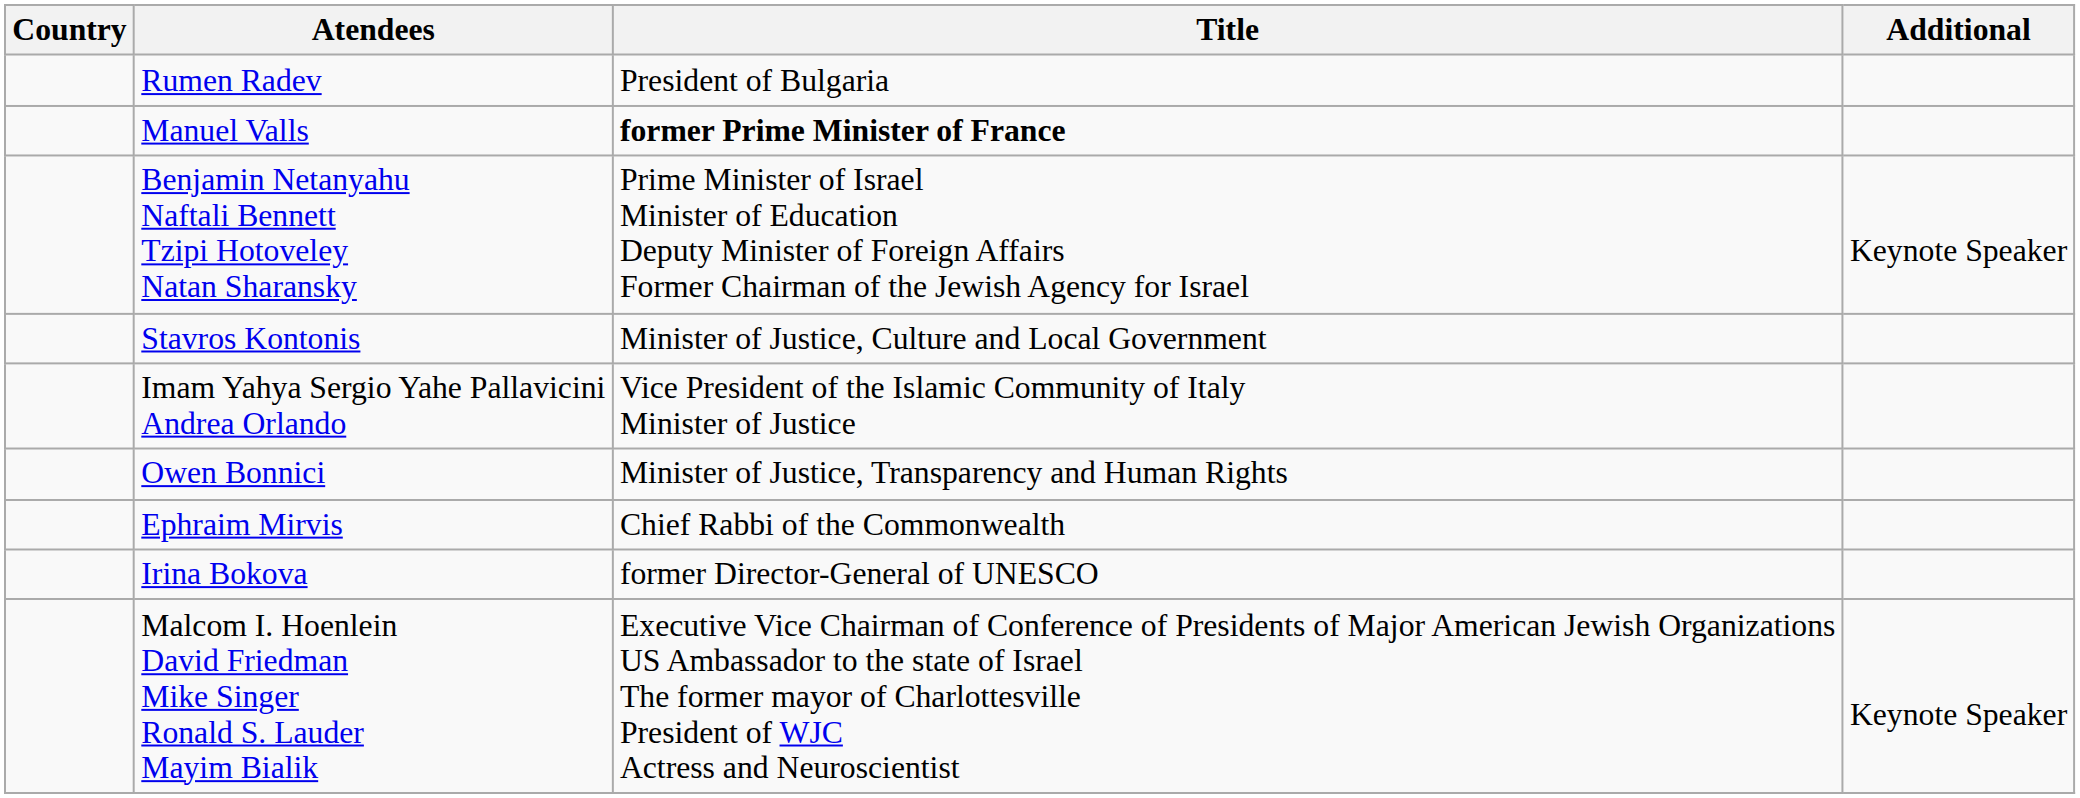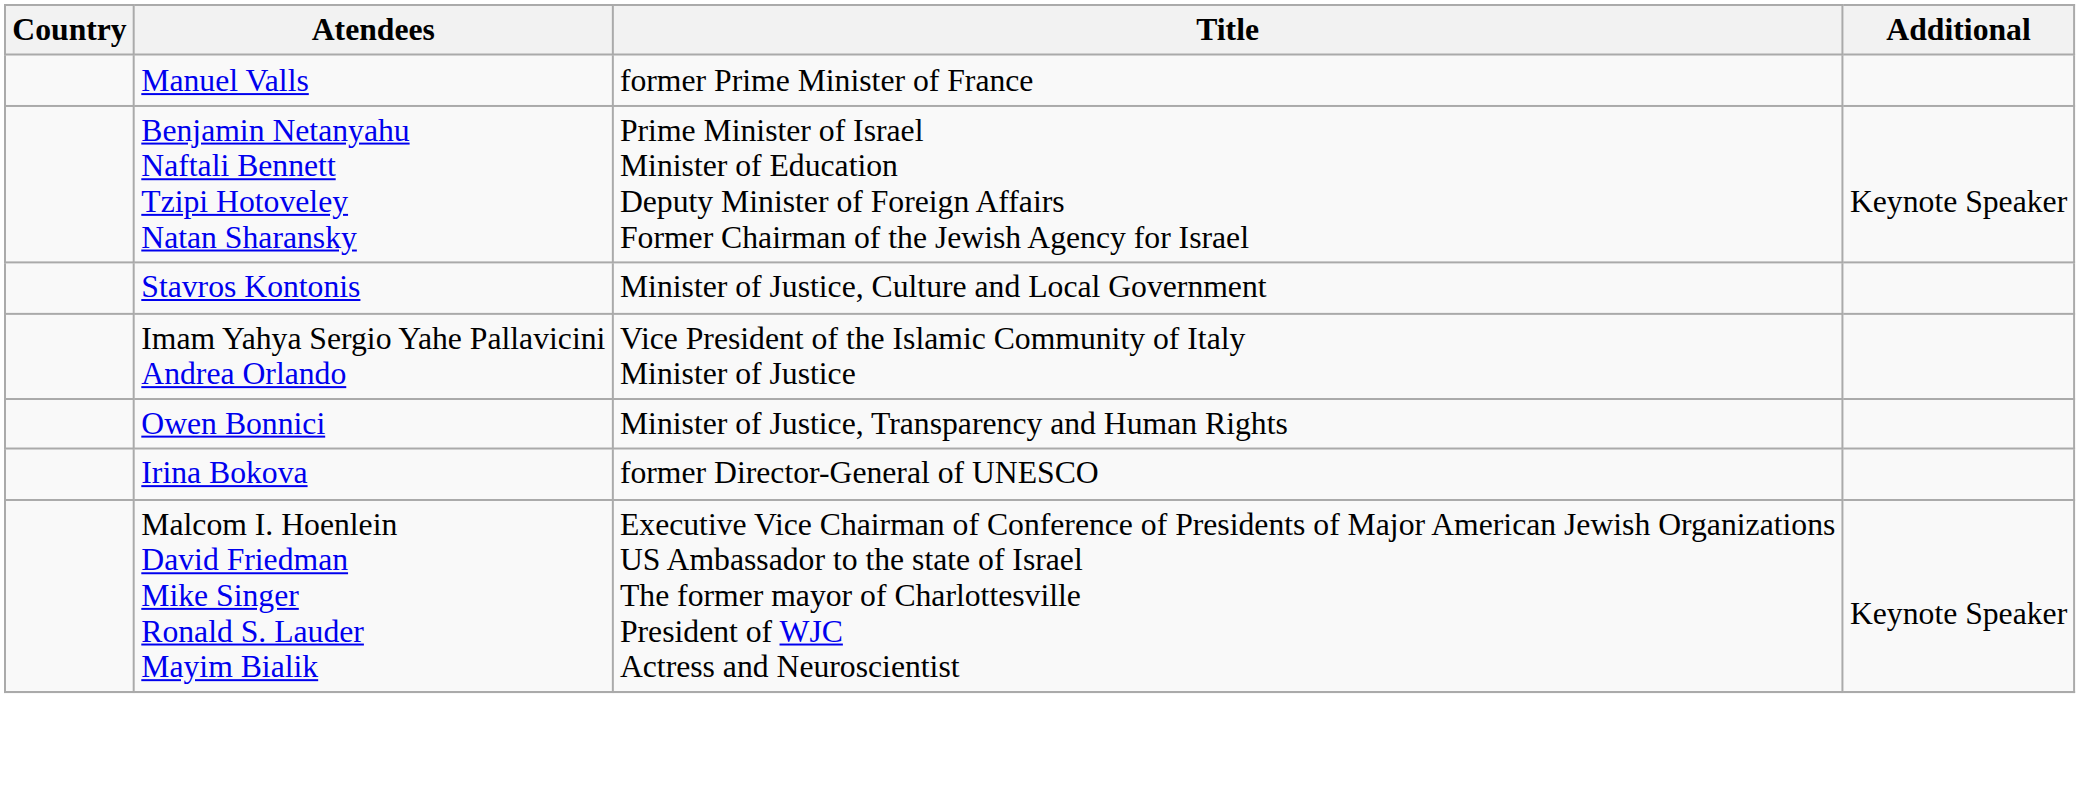- row: (231, 79)
(843, 130) bold -> (827, 79) normal
- row: (242, 523)
